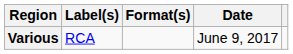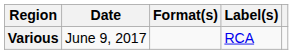columns swapped: (238, 15) <-> (92, 15)
